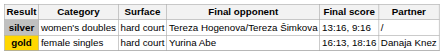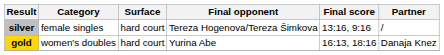(78, 27) women's doubles -> (72, 27) female singles
(72, 43) female singles -> (78, 43) women's doubles
